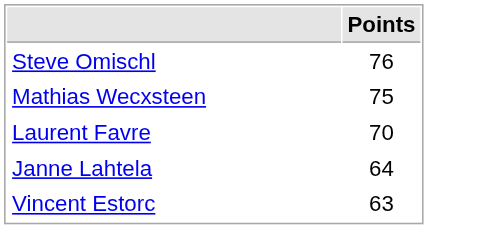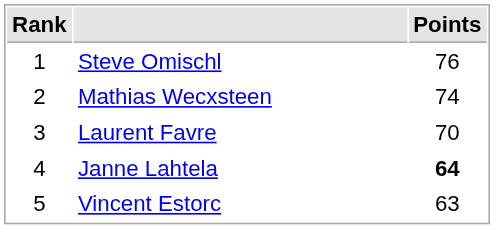+ column: (39, 24)
(381, 97) 75 -> (447, 97) 74
(381, 168) normal -> (447, 168) bold
